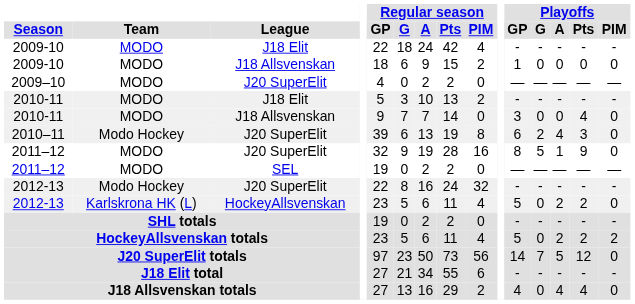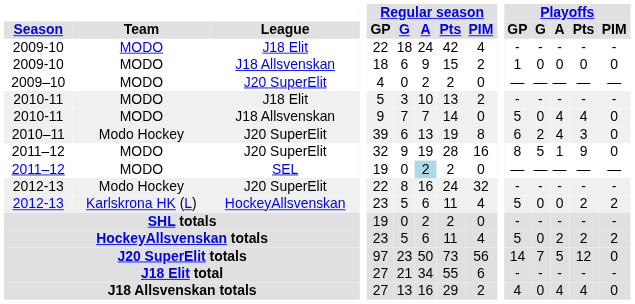(517, 117) 3 -> (517, 117) 5
(560, 117) 0 -> (560, 117) 4
(426, 169) no background -> (426, 169) lightblue background
(560, 204) 2 -> (560, 204) 0
(614, 204) 0 -> (614, 204) 2
